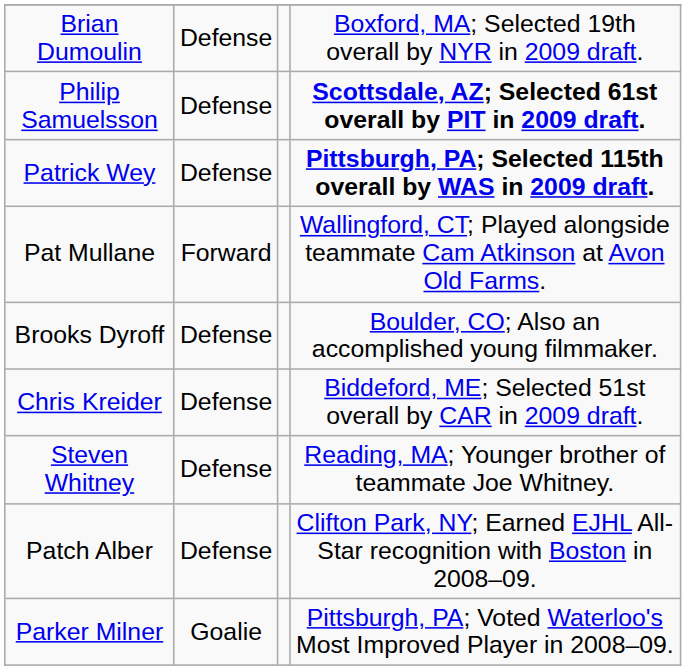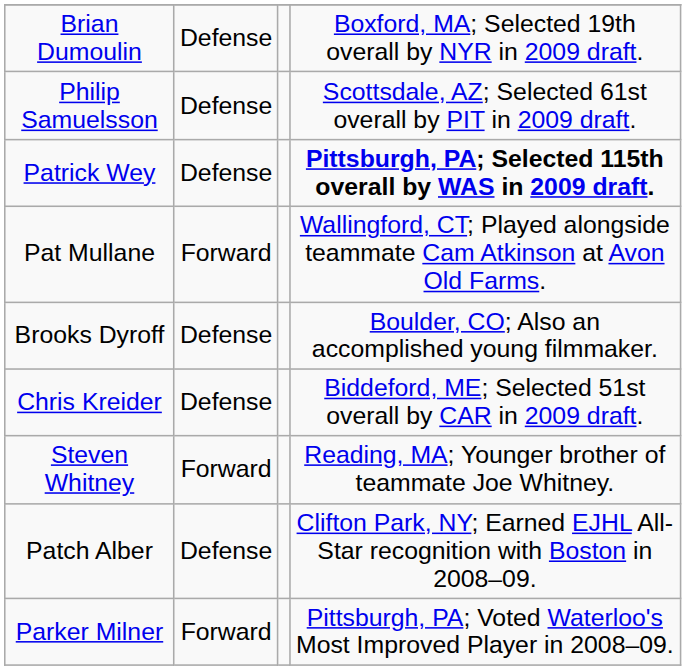(485, 105) bold -> (485, 105) normal
(226, 469) Defense -> (226, 469) Forward
(226, 631) Goalie -> (226, 631) Forward
